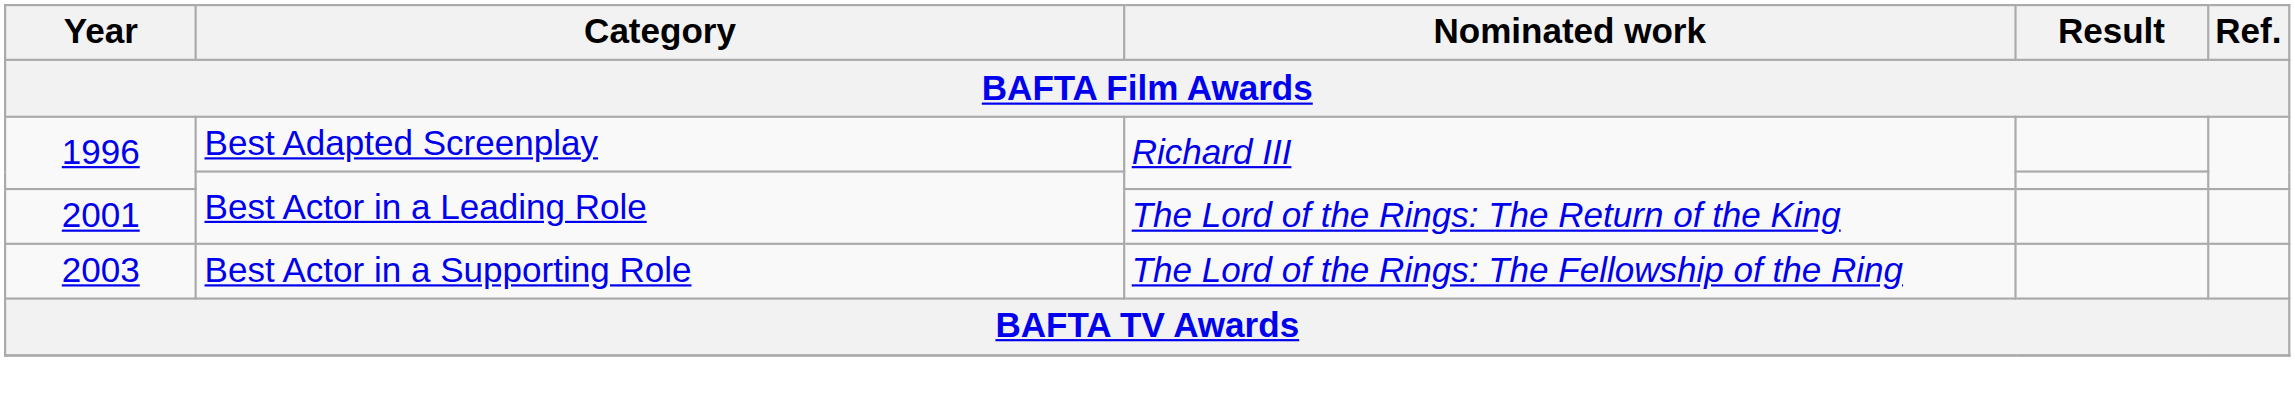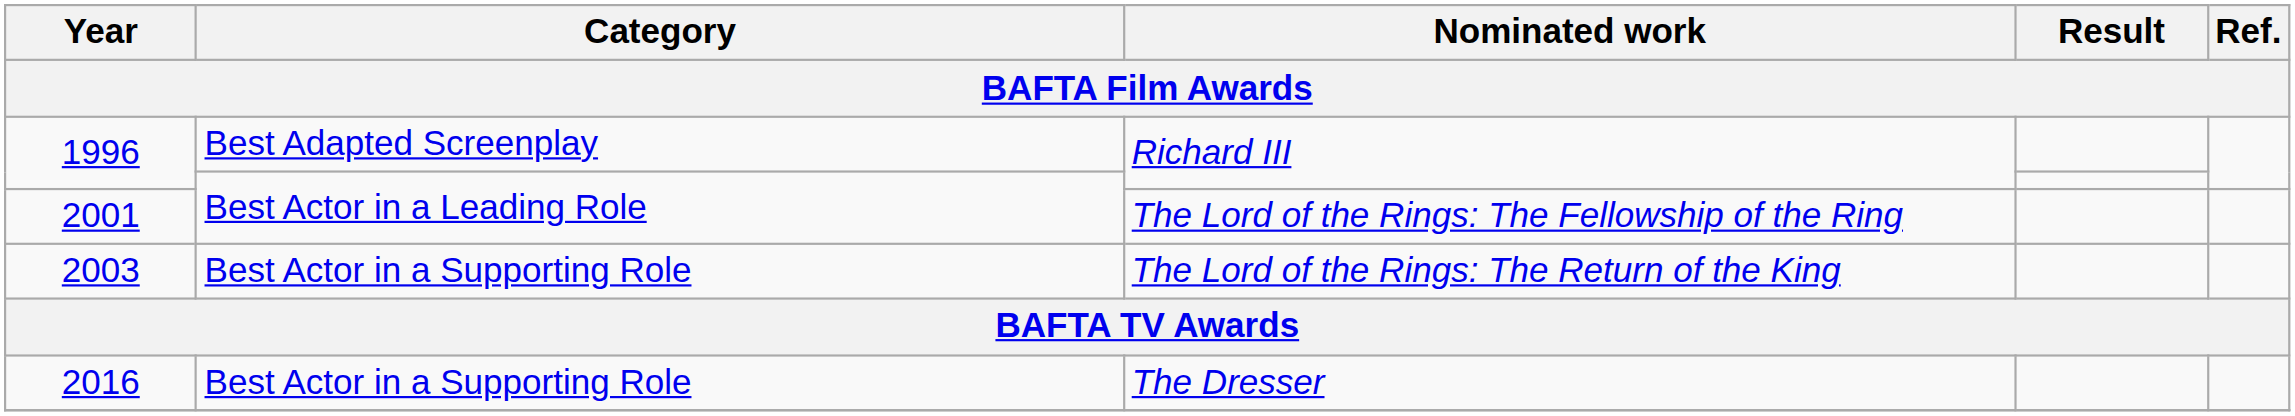(1486, 215) The Lord of the Rings: The Return of the King -> (1517, 215) The Lord of the Rings: The Fellowship of the Ring
(1517, 270) The Lord of the Rings: The Fellowship of the Ring -> (1486, 270) The Lord of the Rings: The Return of the King
+ row: (101, 381)
